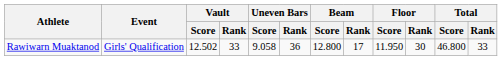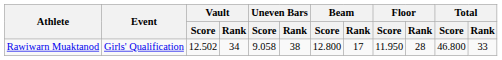(234, 47) 33 -> (234, 47) 34
(295, 47) 36 -> (295, 47) 38
(420, 47) 30 -> (420, 47) 28
